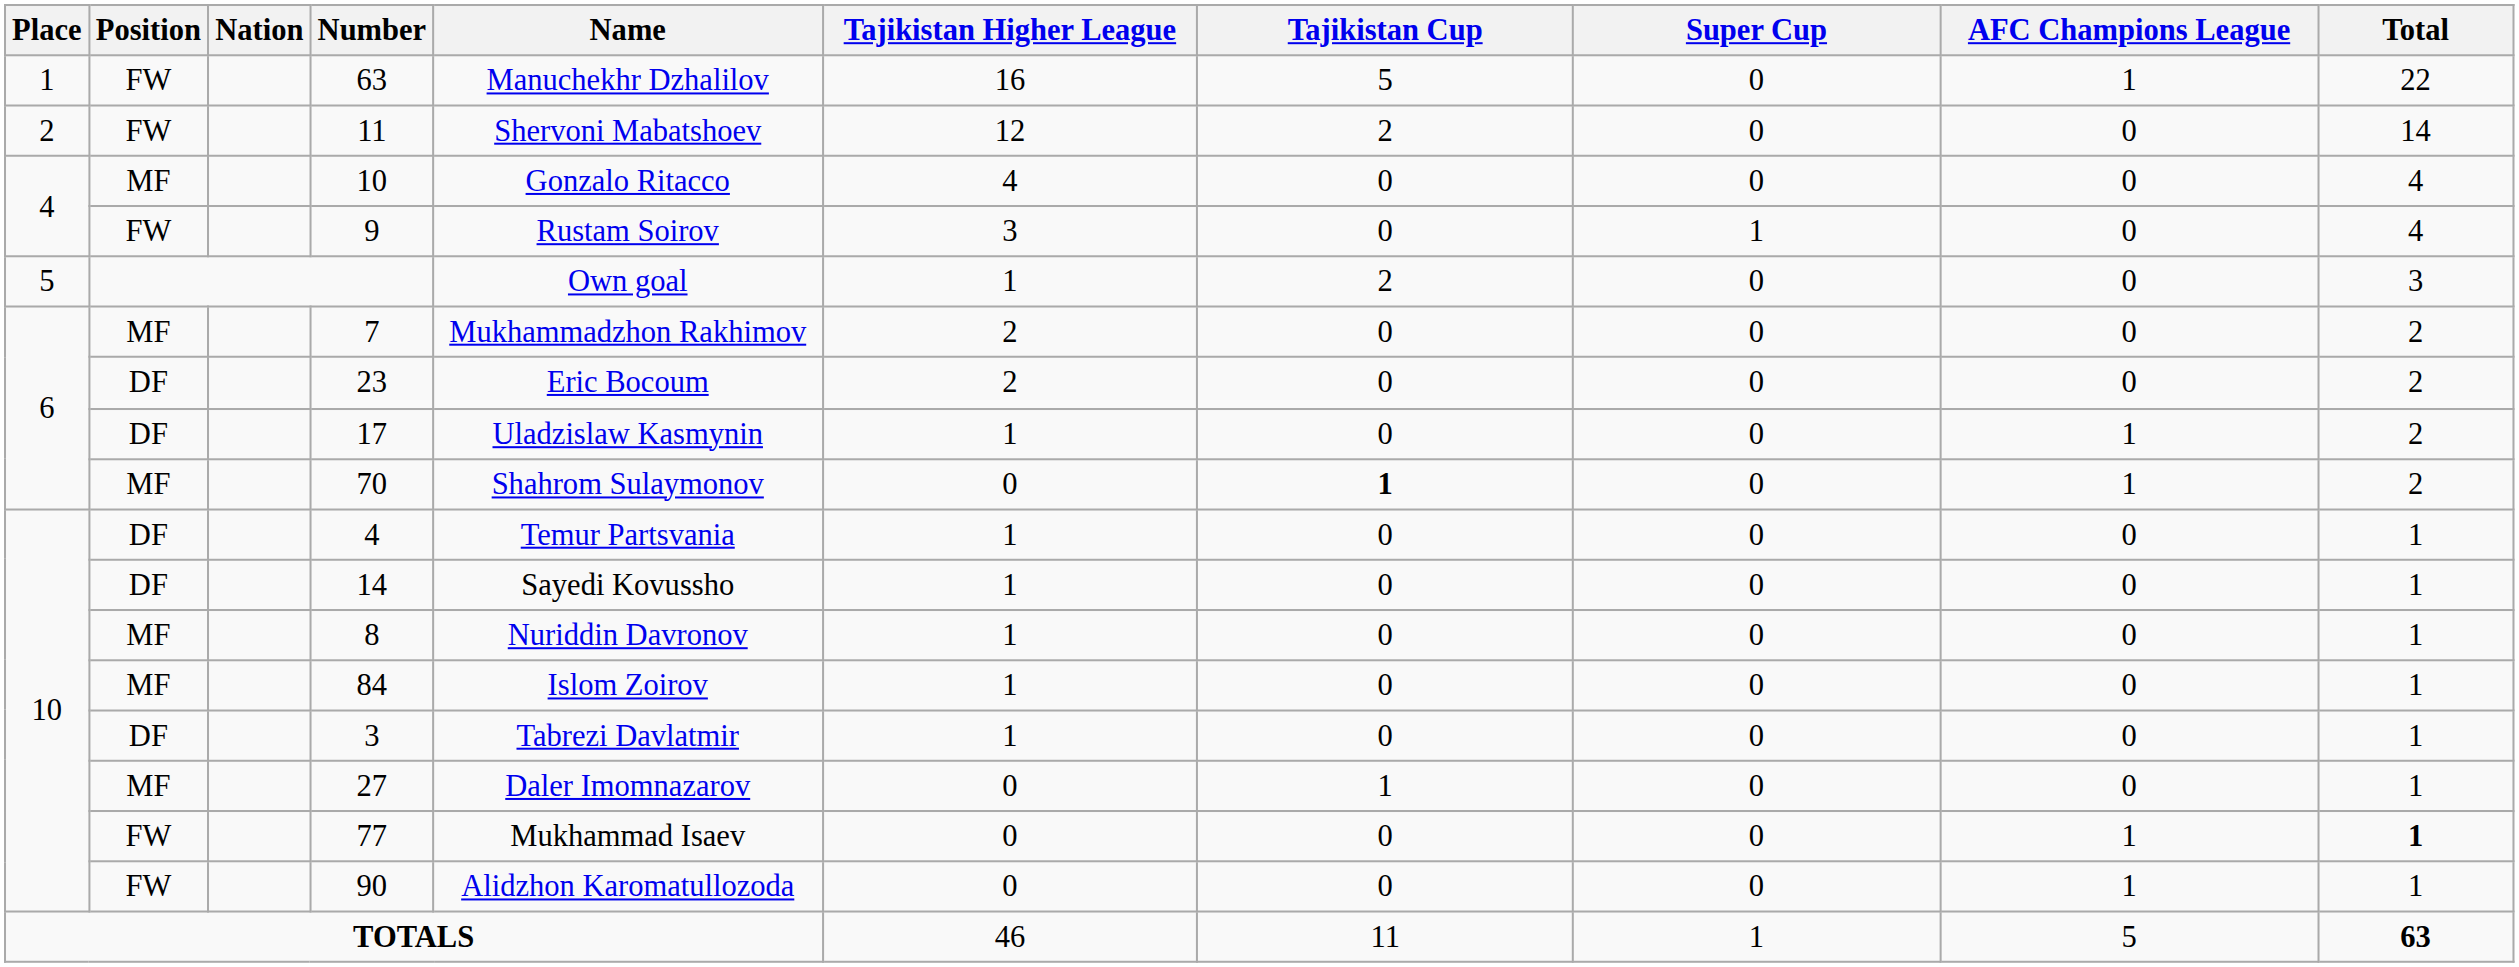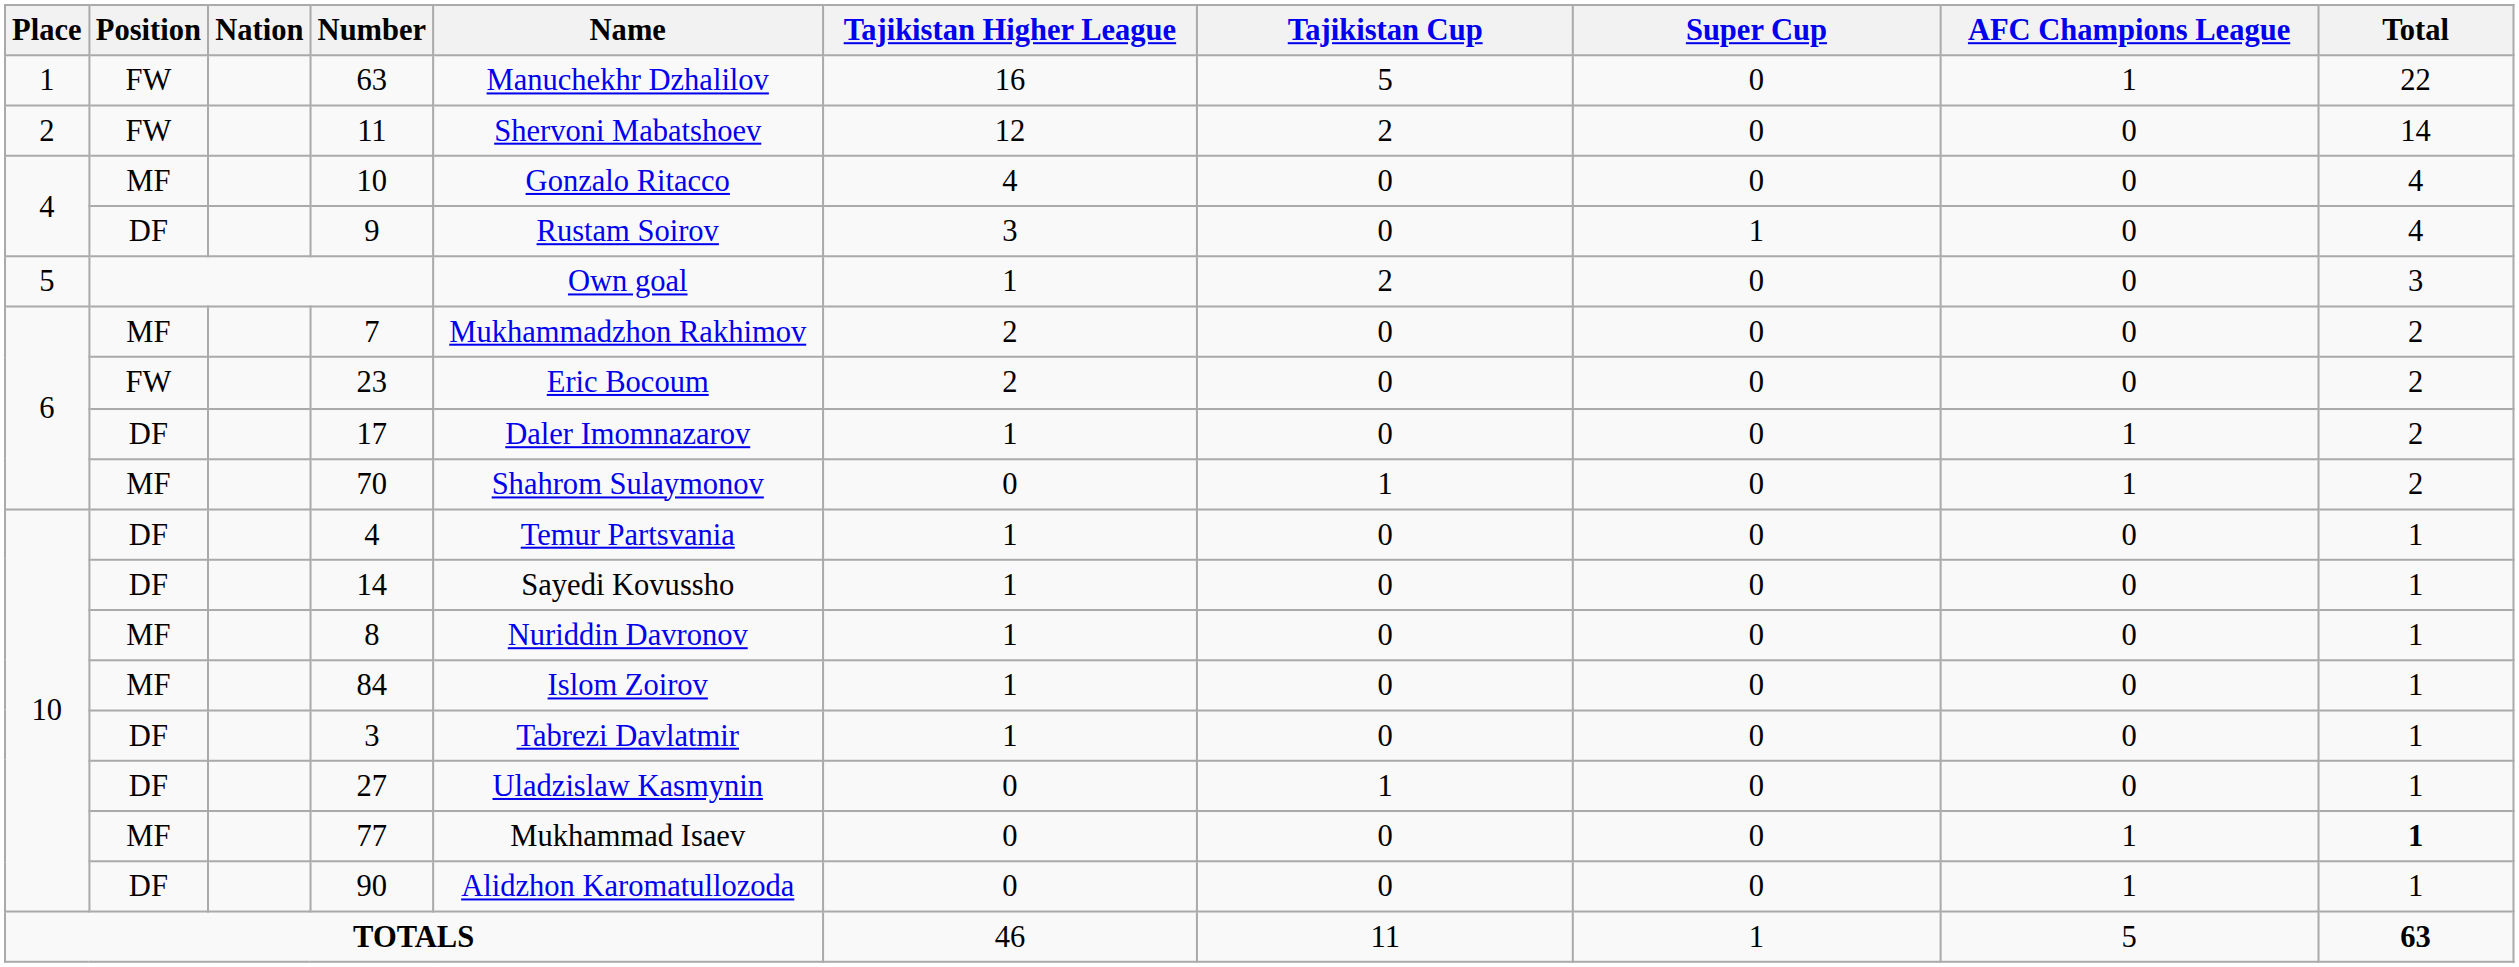(148, 231) FW -> (148, 231) DF
(148, 382) DF -> (148, 382) FW
(628, 432) Uladzislaw Kasmynin -> (628, 432) Daler Imomnazarov
(1385, 483) bold -> (1385, 483) normal
(148, 785) MF -> (148, 785) DF
(628, 785) Daler Imomnazarov -> (628, 785) Uladzislaw Kasmynin
(148, 835) FW -> (148, 835) MF
(148, 886) FW -> (148, 886) DF
